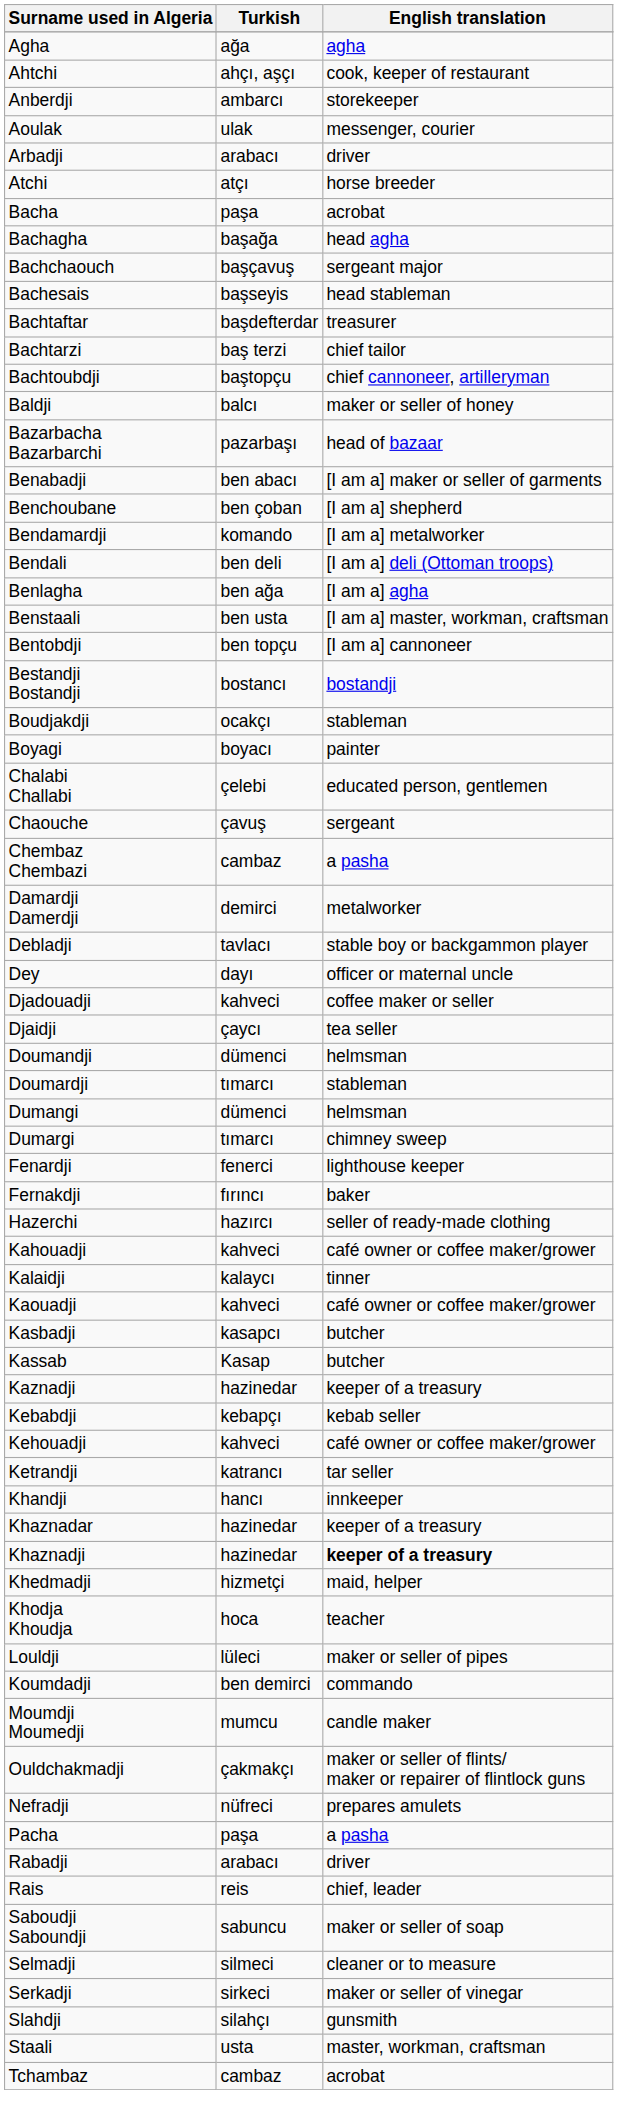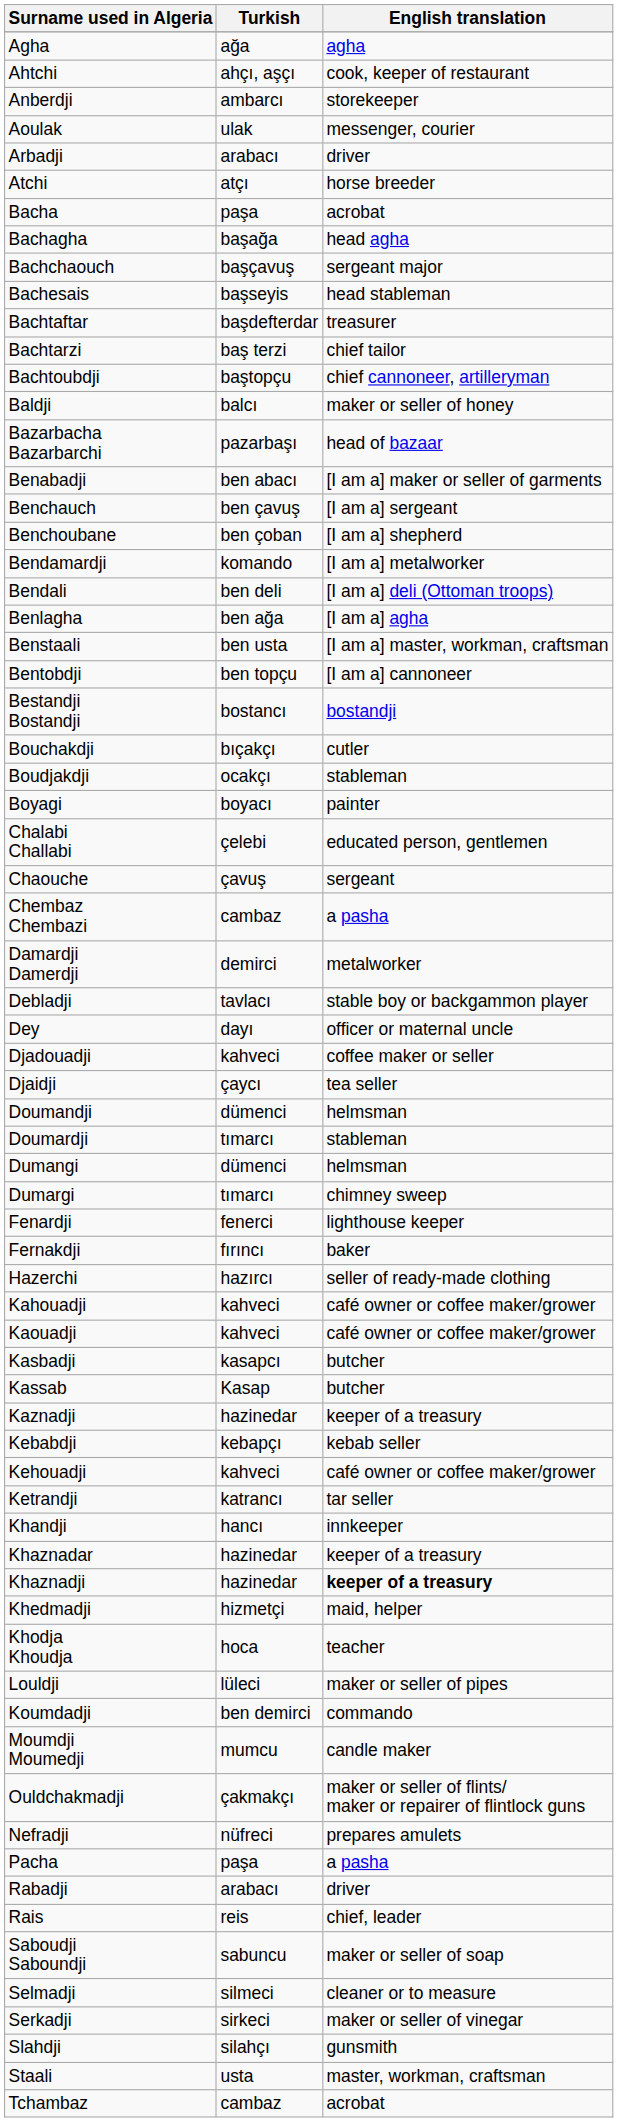+ row: (52, 508)
+ row: (51, 749)
- row: (37, 1278)
